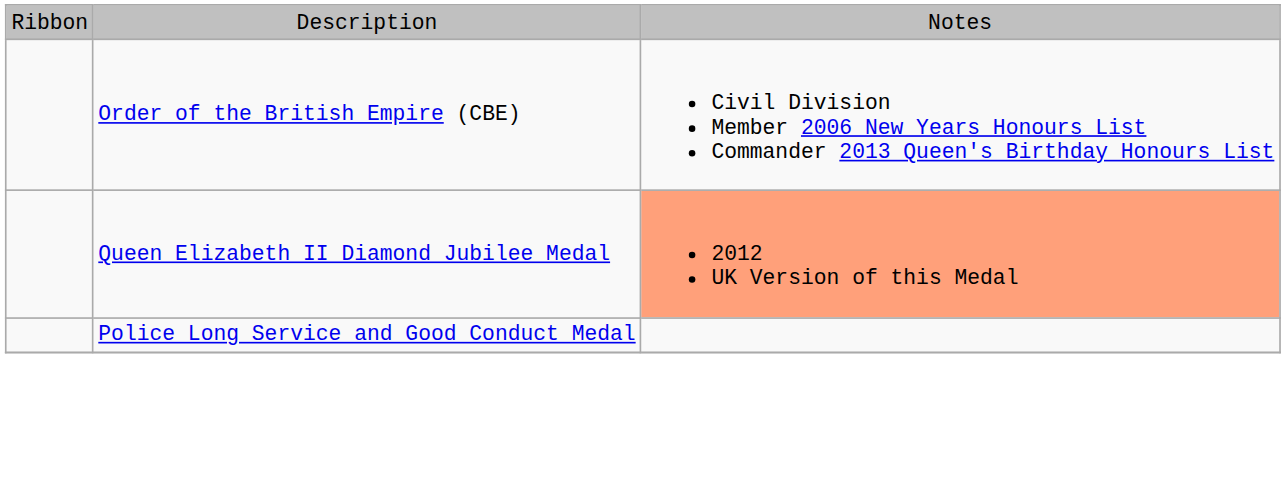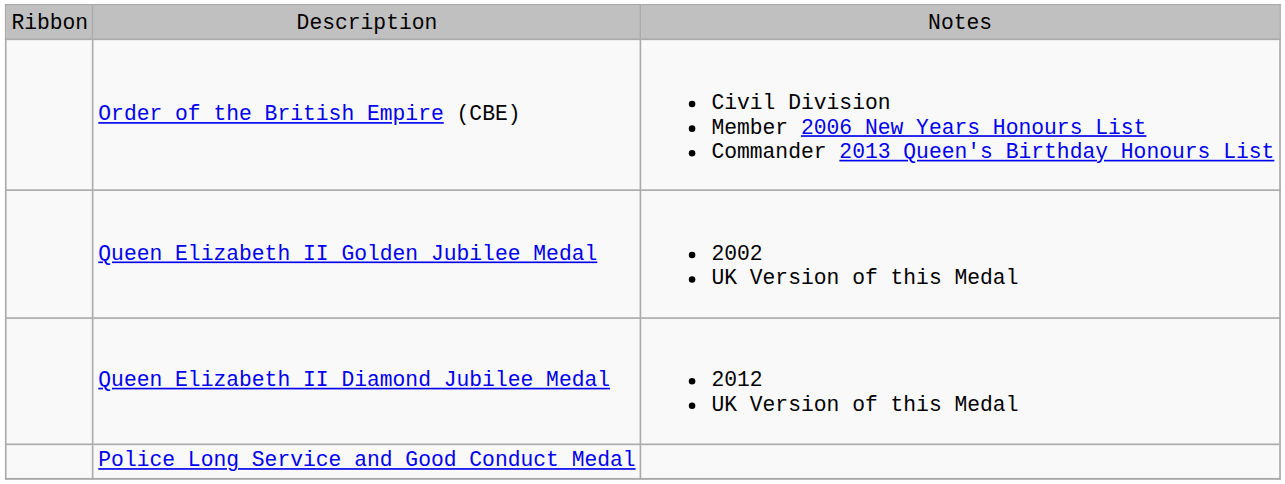+ row: (348, 254)
(960, 266) lightsalmon background -> (960, 393) no background
